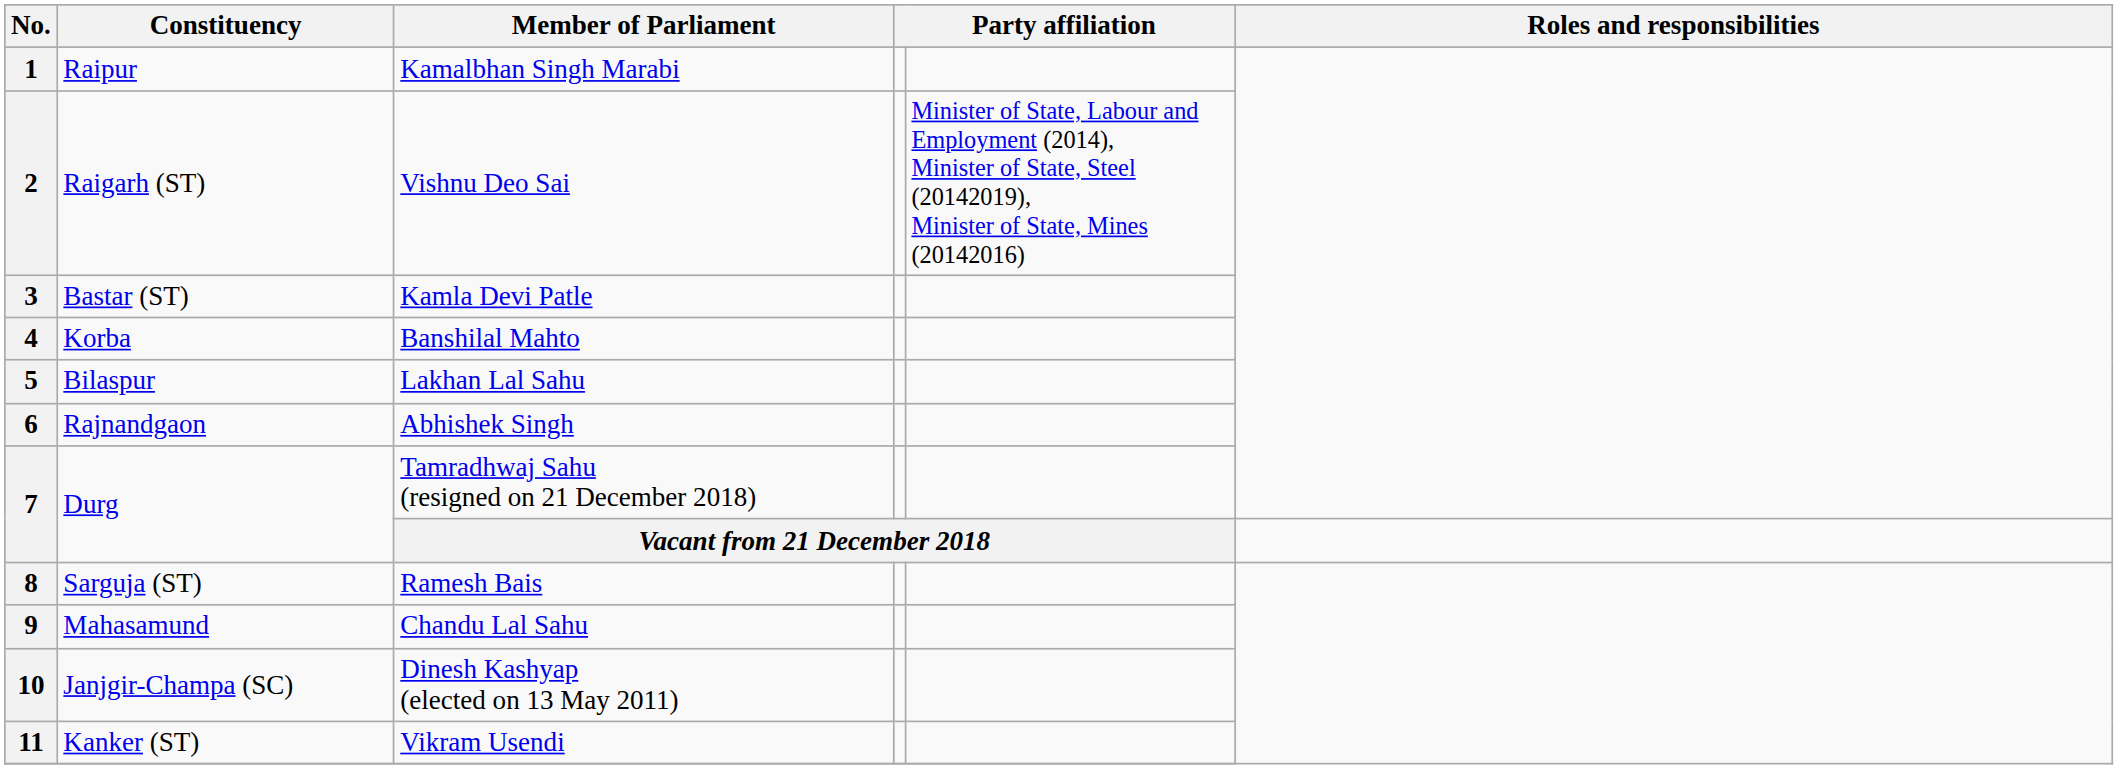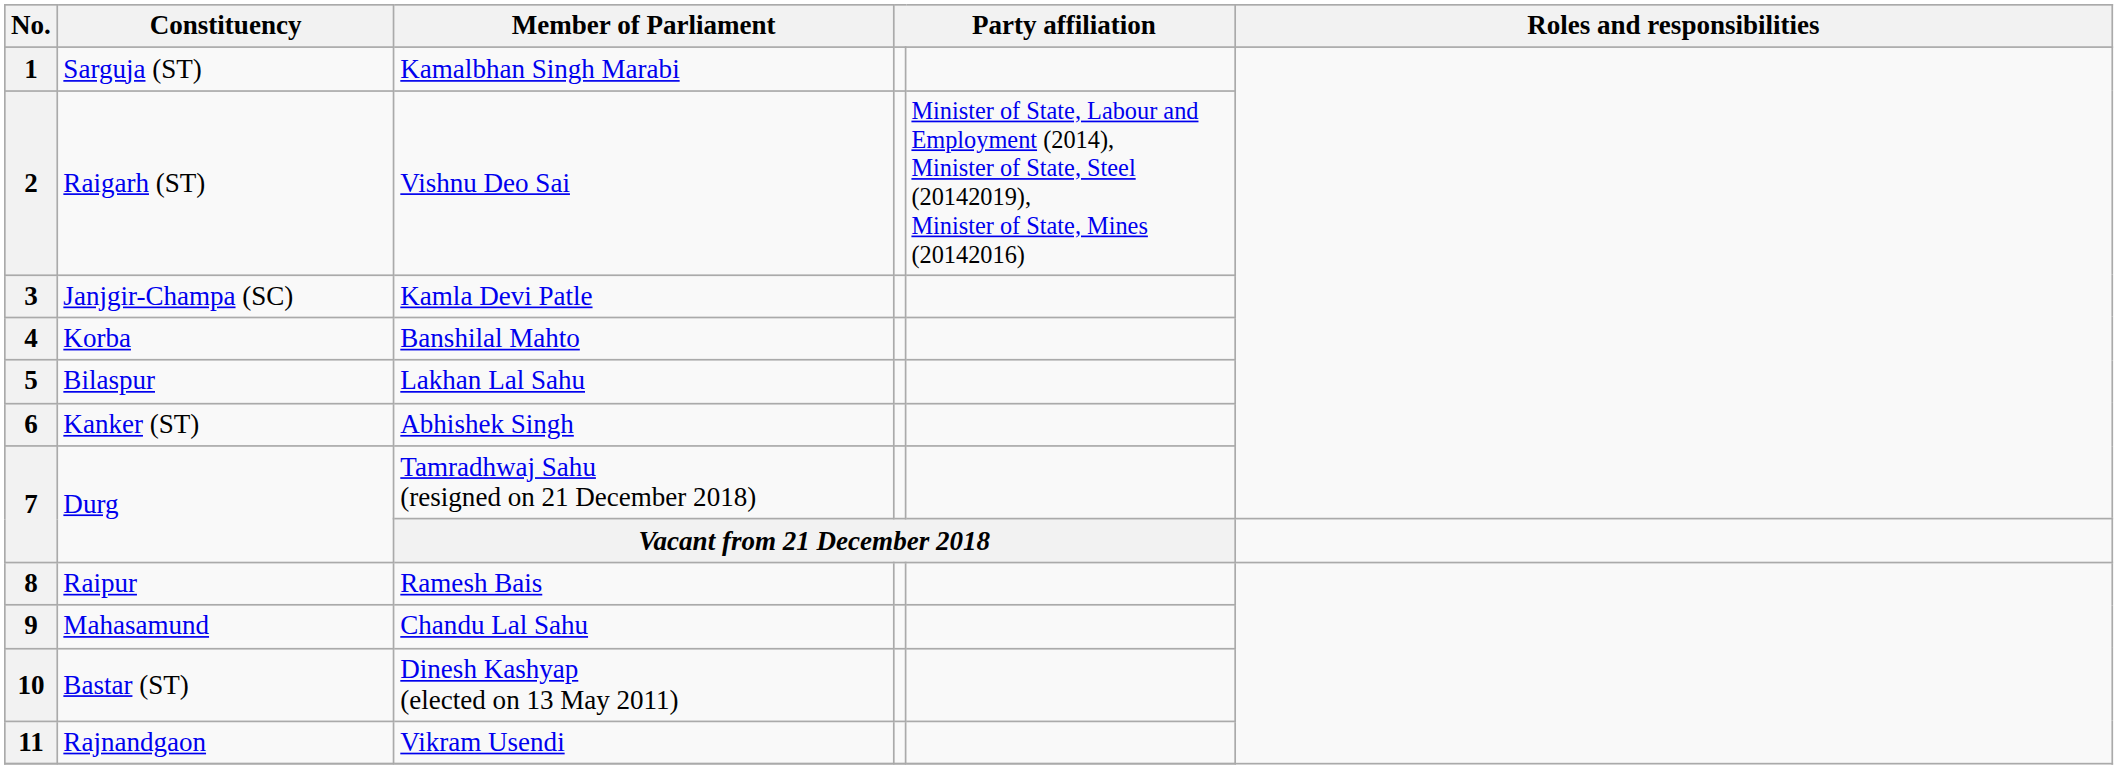(100, 68) Raipur -> (133, 68) Sarguja (ST)
(126, 295) Bastar (ST) -> (178, 295) Janjgir-Champa (SC)
(135, 424) Rajnandgaon -> (131, 424) Kanker (ST)
(133, 583) Sarguja (ST) -> (100, 583) Raipur
(178, 684) Janjgir-Champa (SC) -> (126, 684) Bastar (ST)
(131, 742) Kanker (ST) -> (135, 742) Rajnandgaon
